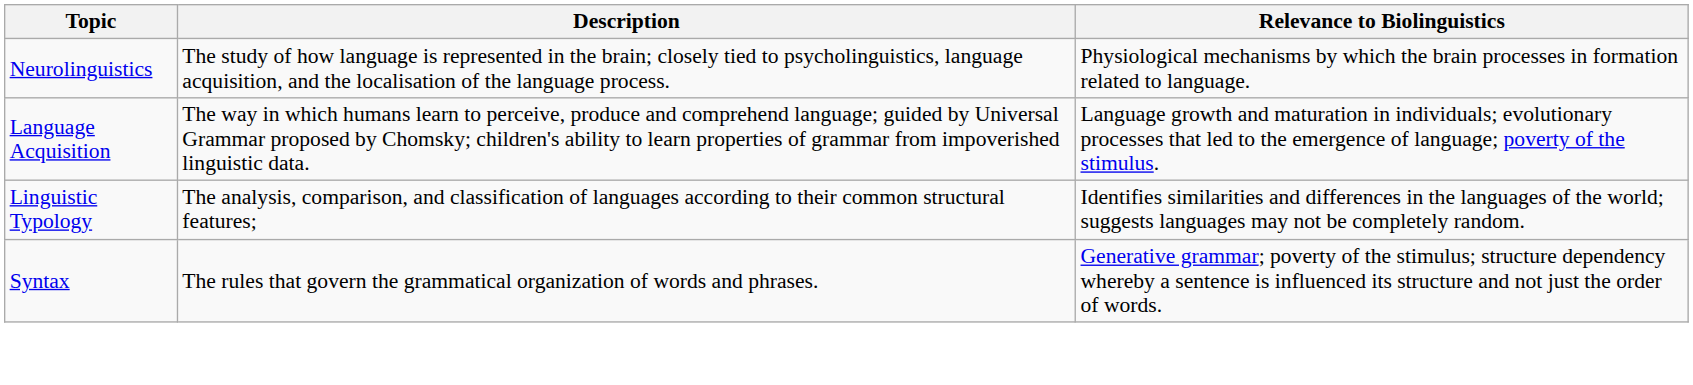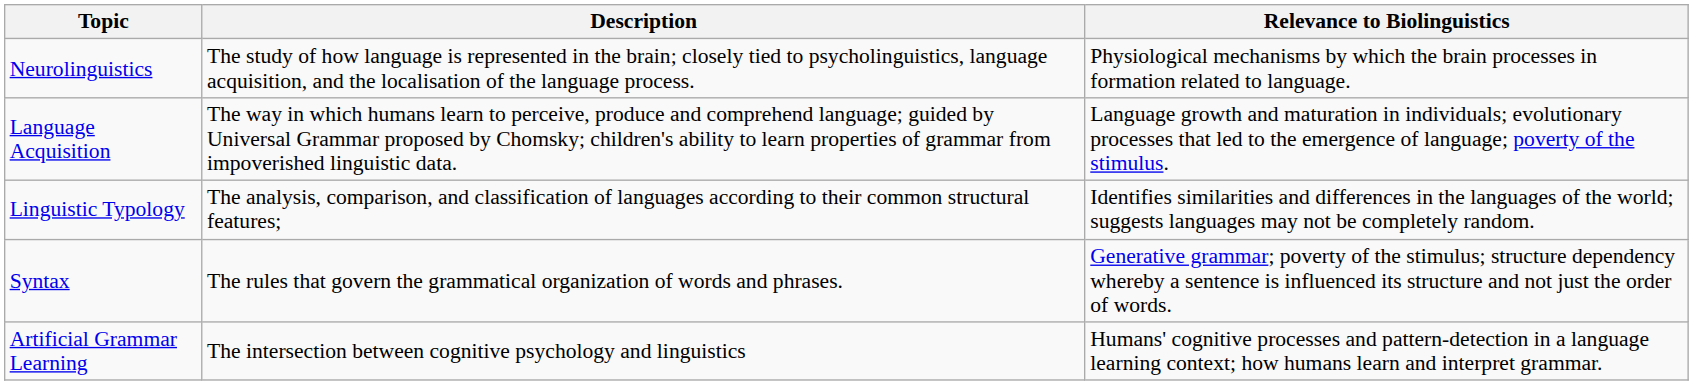+ row: (93, 350)
